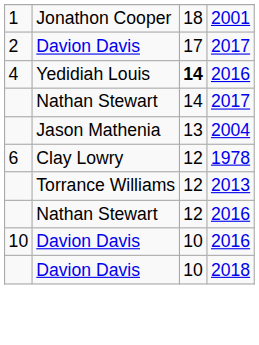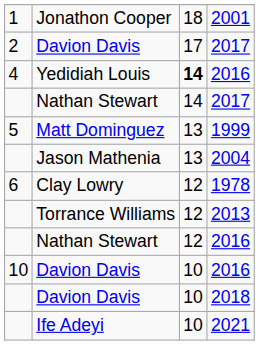+ row: (100, 130)
+ row: (70, 325)
